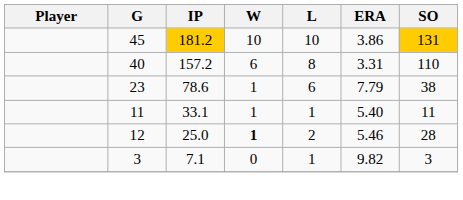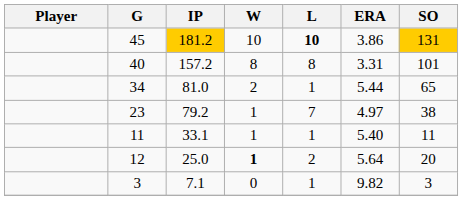(312, 40) normal -> (312, 40) bold
(254, 64) 6 -> (254, 64) 8
(428, 64) 110 -> (428, 64) 101
+ row: (137, 87)
(195, 87) 78.6 -> (195, 111) 79.2
(312, 87) 6 -> (312, 111) 7
(370, 87) 7.79 -> (370, 111) 4.97
(370, 135) 5.46 -> (370, 159) 5.64
(428, 135) 28 -> (428, 159) 20
